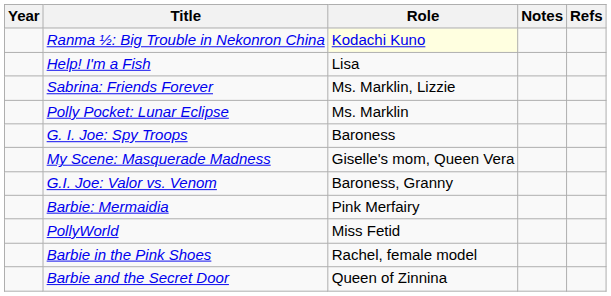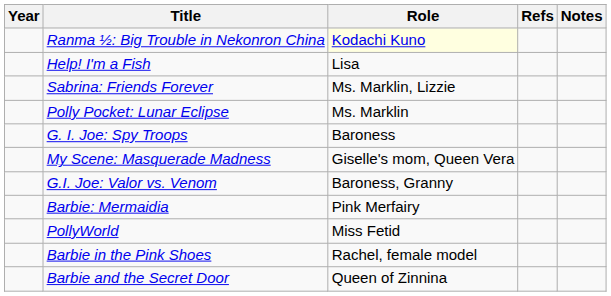columns swapped: (542, 16) <-> (586, 16)
